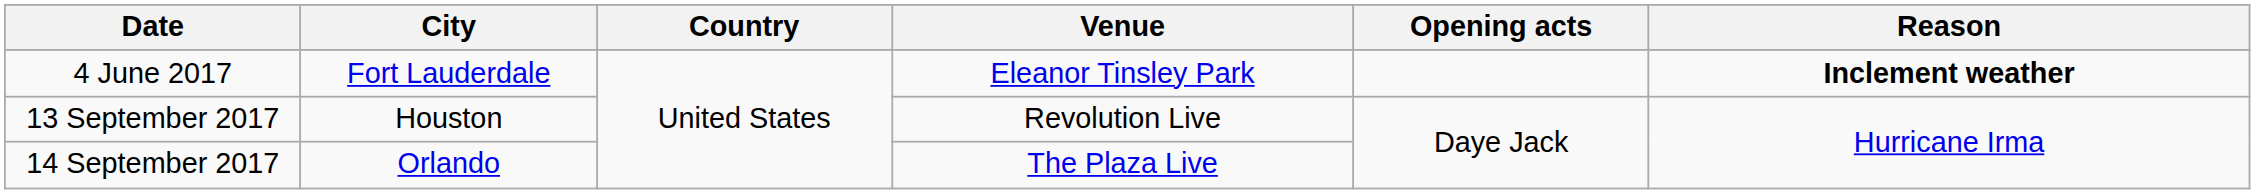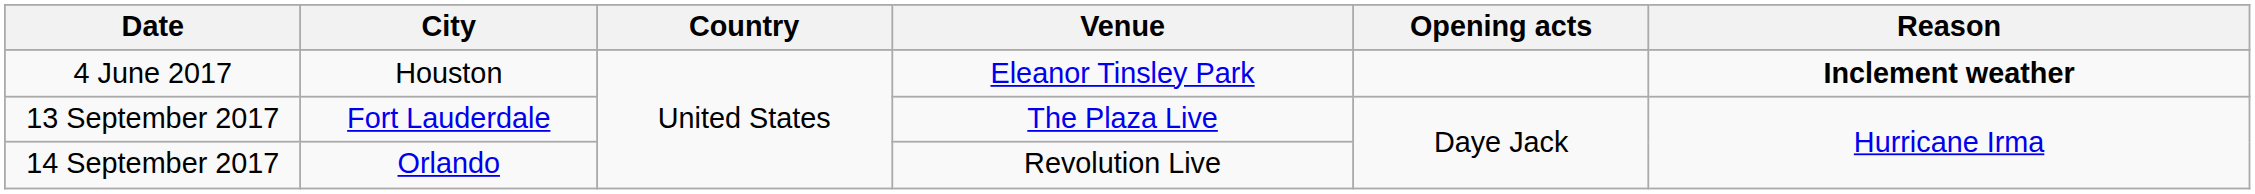(449, 73) Fort Lauderdale -> (449, 73) Houston
(449, 118) Houston -> (449, 118) Fort Lauderdale
(1123, 118) Revolution Live -> (1123, 118) The Plaza Live
(1123, 164) The Plaza Live -> (1123, 164) Revolution Live
